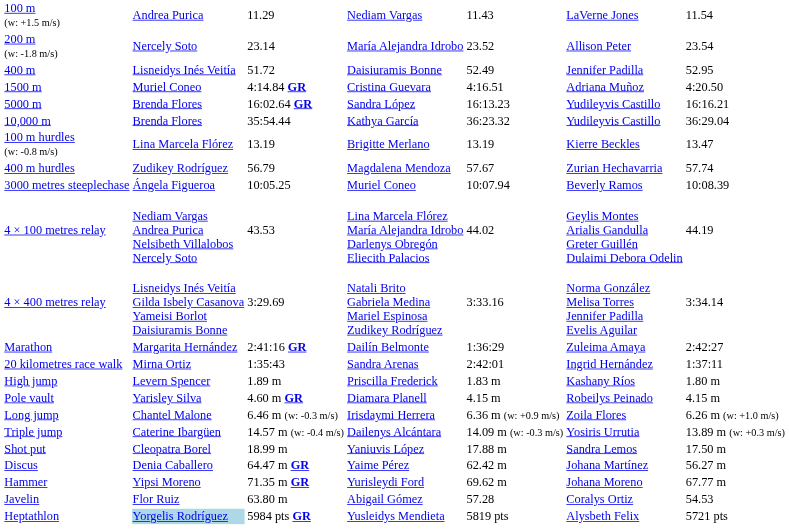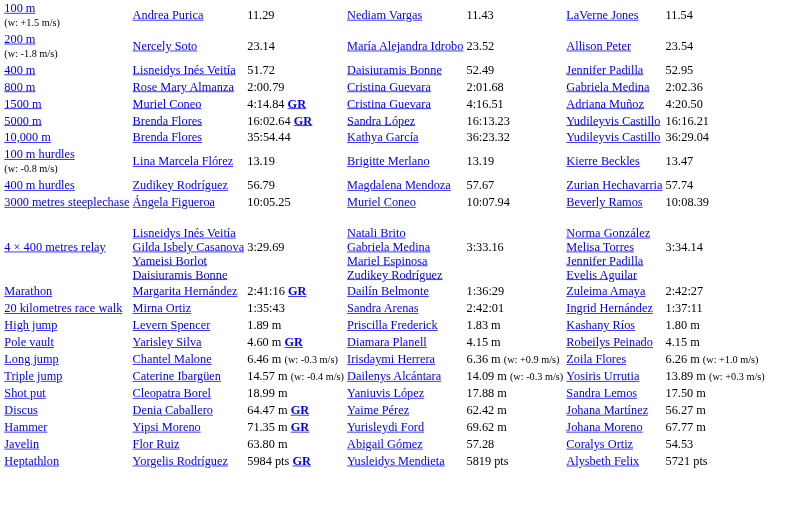+ row: (20, 86)
- row: (55, 230)
(180, 516) lightblue background -> (180, 461) no background
